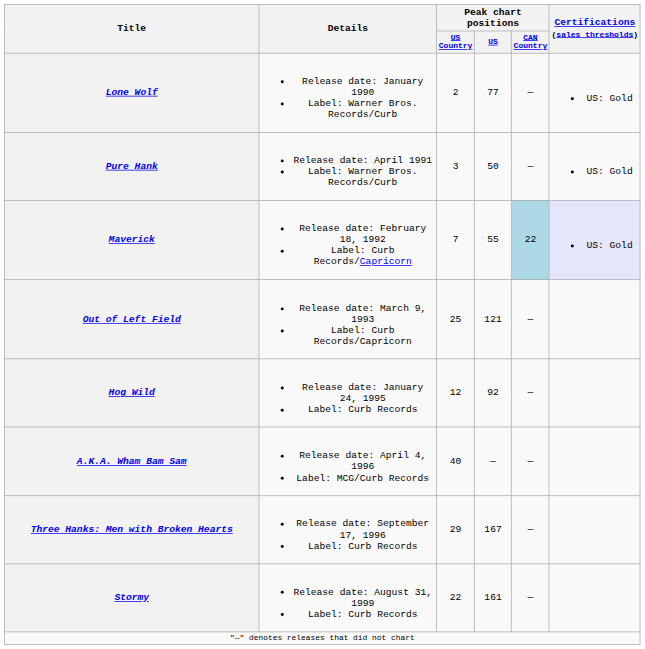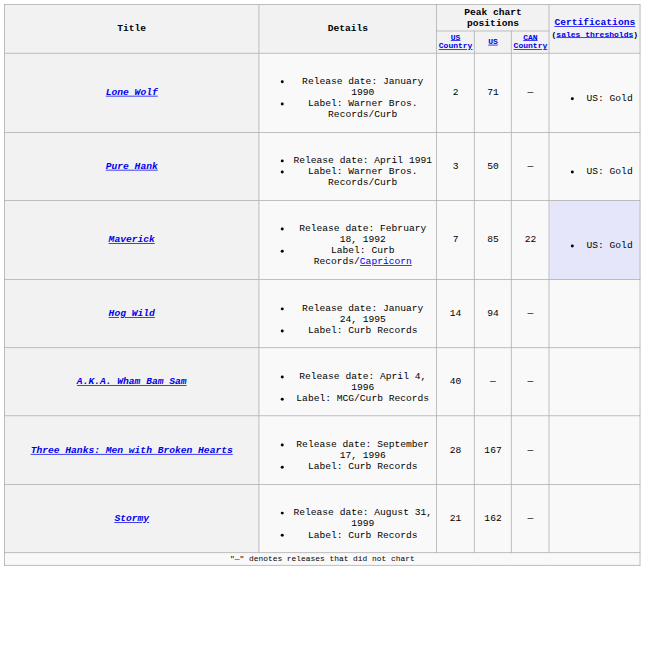(493, 92) 77 -> (493, 92) 71
(493, 240) 55 -> (493, 240) 85
(530, 240) lightblue background -> (530, 240) no background
- row: (132, 319)
(456, 393) 12 -> (456, 314) 14
(493, 393) 92 -> (493, 314) 94
(456, 530) 29 -> (456, 450) 28
(456, 598) 22 -> (456, 518) 21
(493, 598) 161 -> (493, 518) 162
